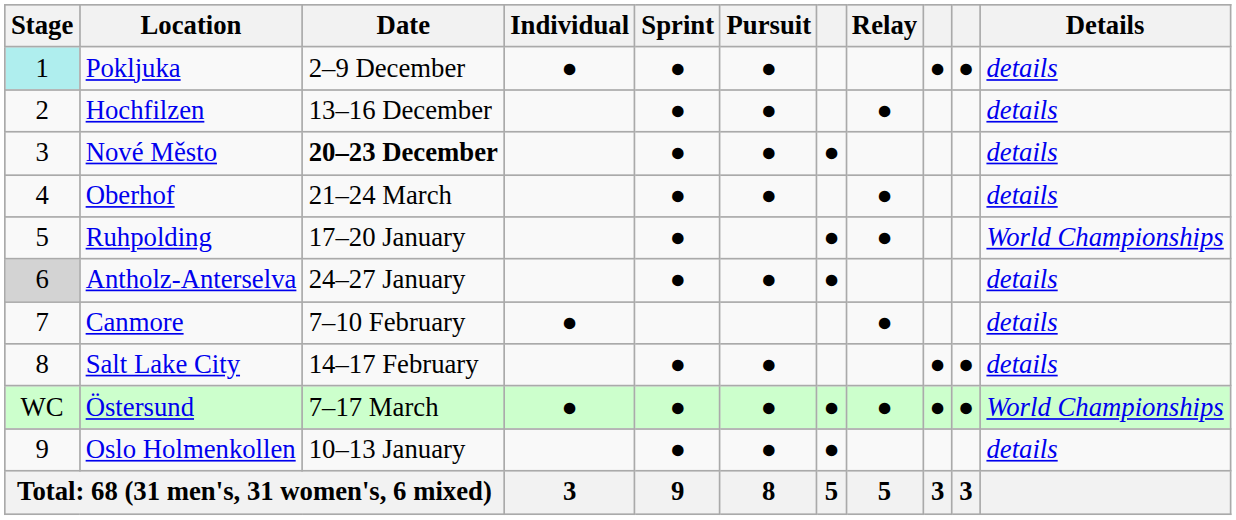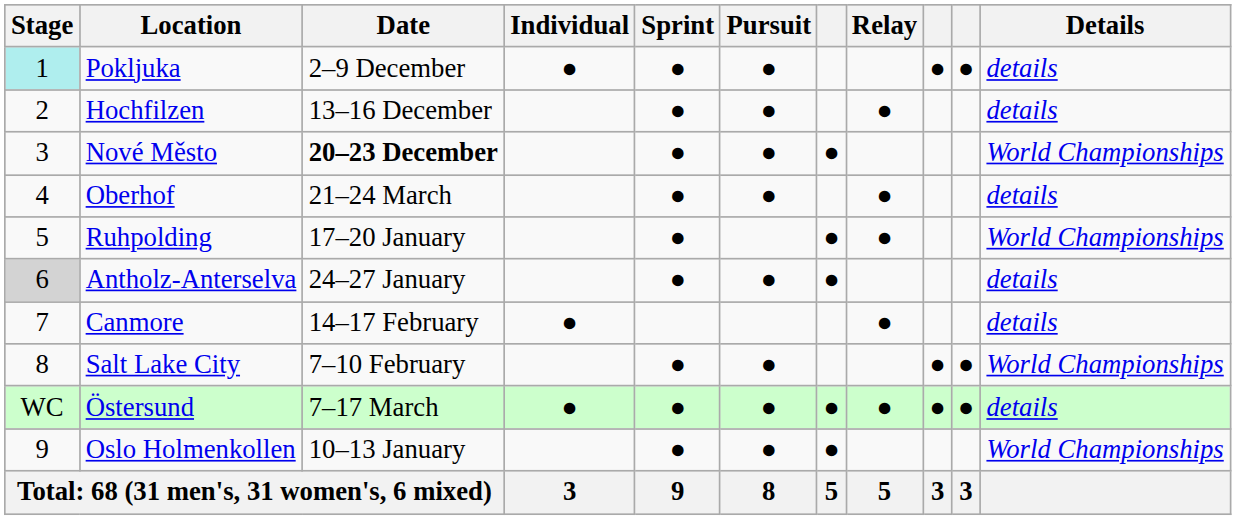(1022, 152) details -> (1105, 152) World Championships
(387, 322) 7–10 February -> (394, 322) 14–17 February
(394, 364) 14–17 February -> (387, 364) 7–10 February
(1022, 364) details -> (1105, 364) World Championships
(1105, 407) World Championships -> (1022, 407) details
(1022, 449) details -> (1105, 449) World Championships
